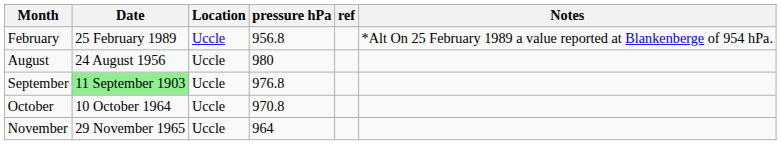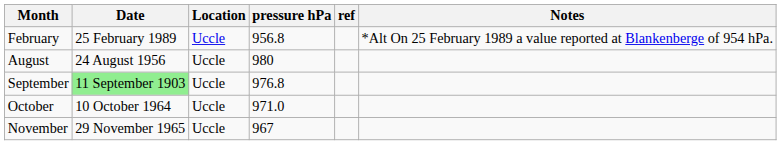(268, 106) 970.8 -> (268, 106) 971.0
(263, 128) 964 -> (263, 128) 967
